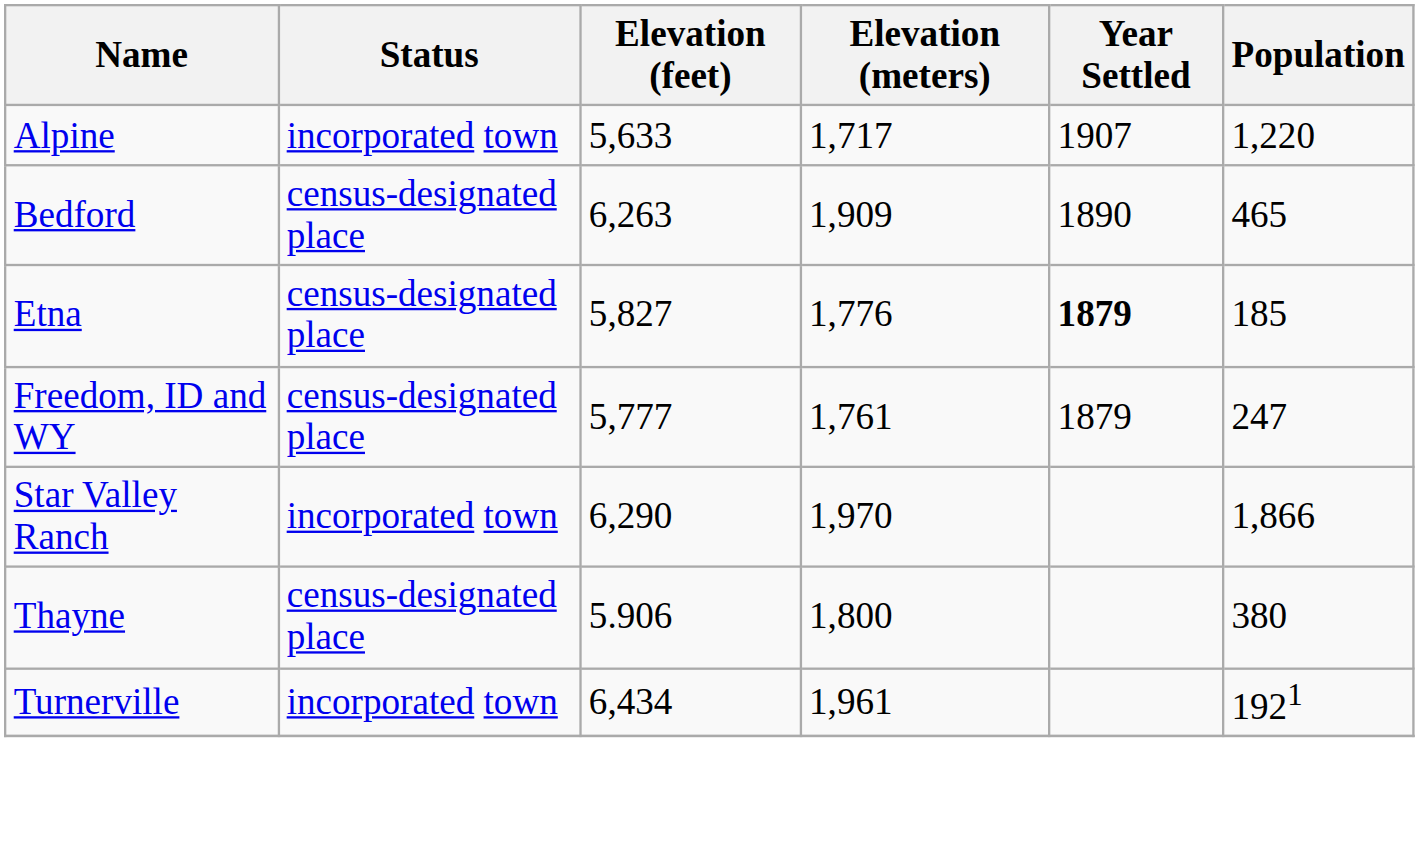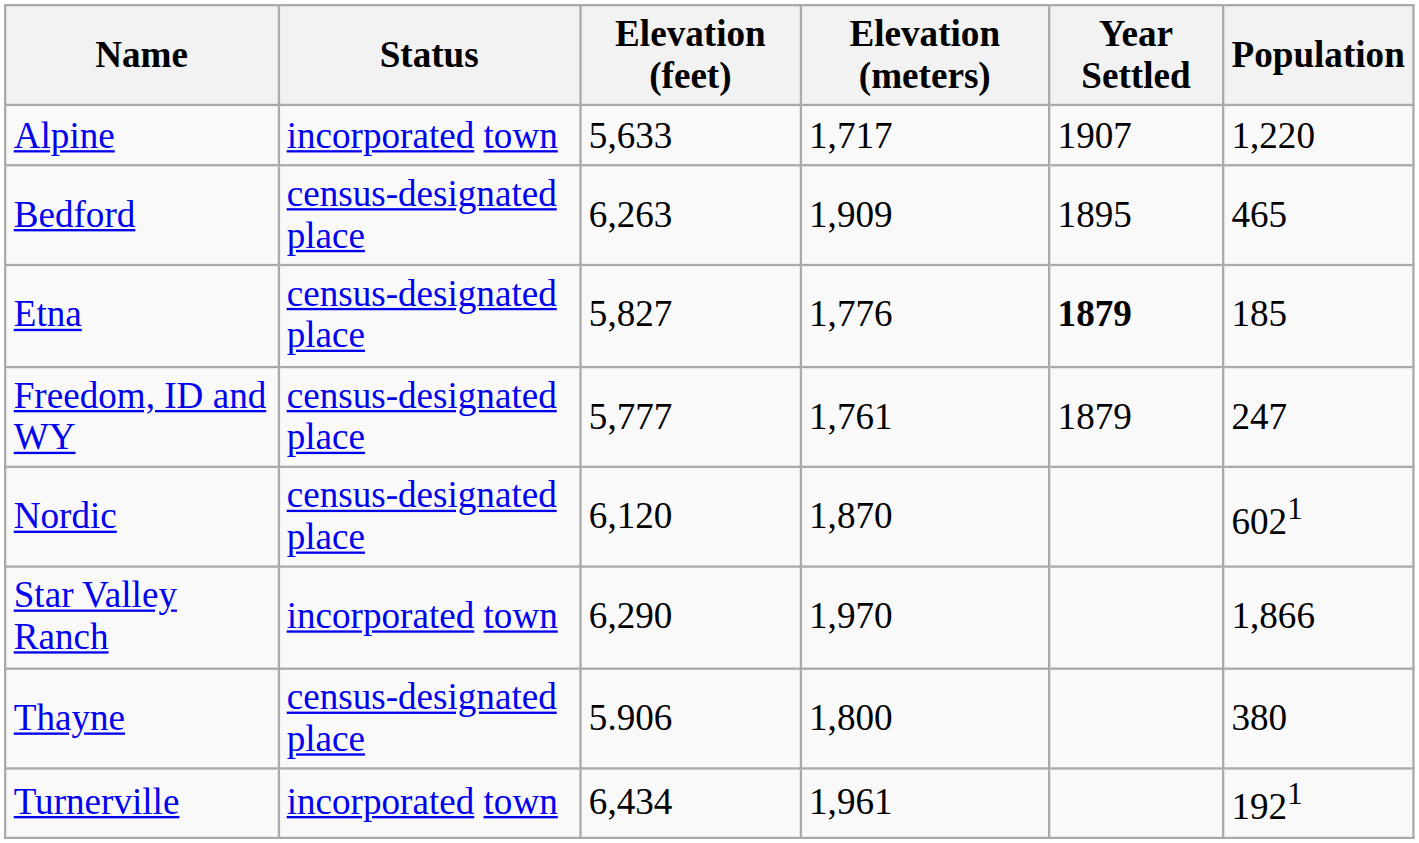(1095, 214) 1890 -> (1095, 214) 1895
+ row: (65, 516)
